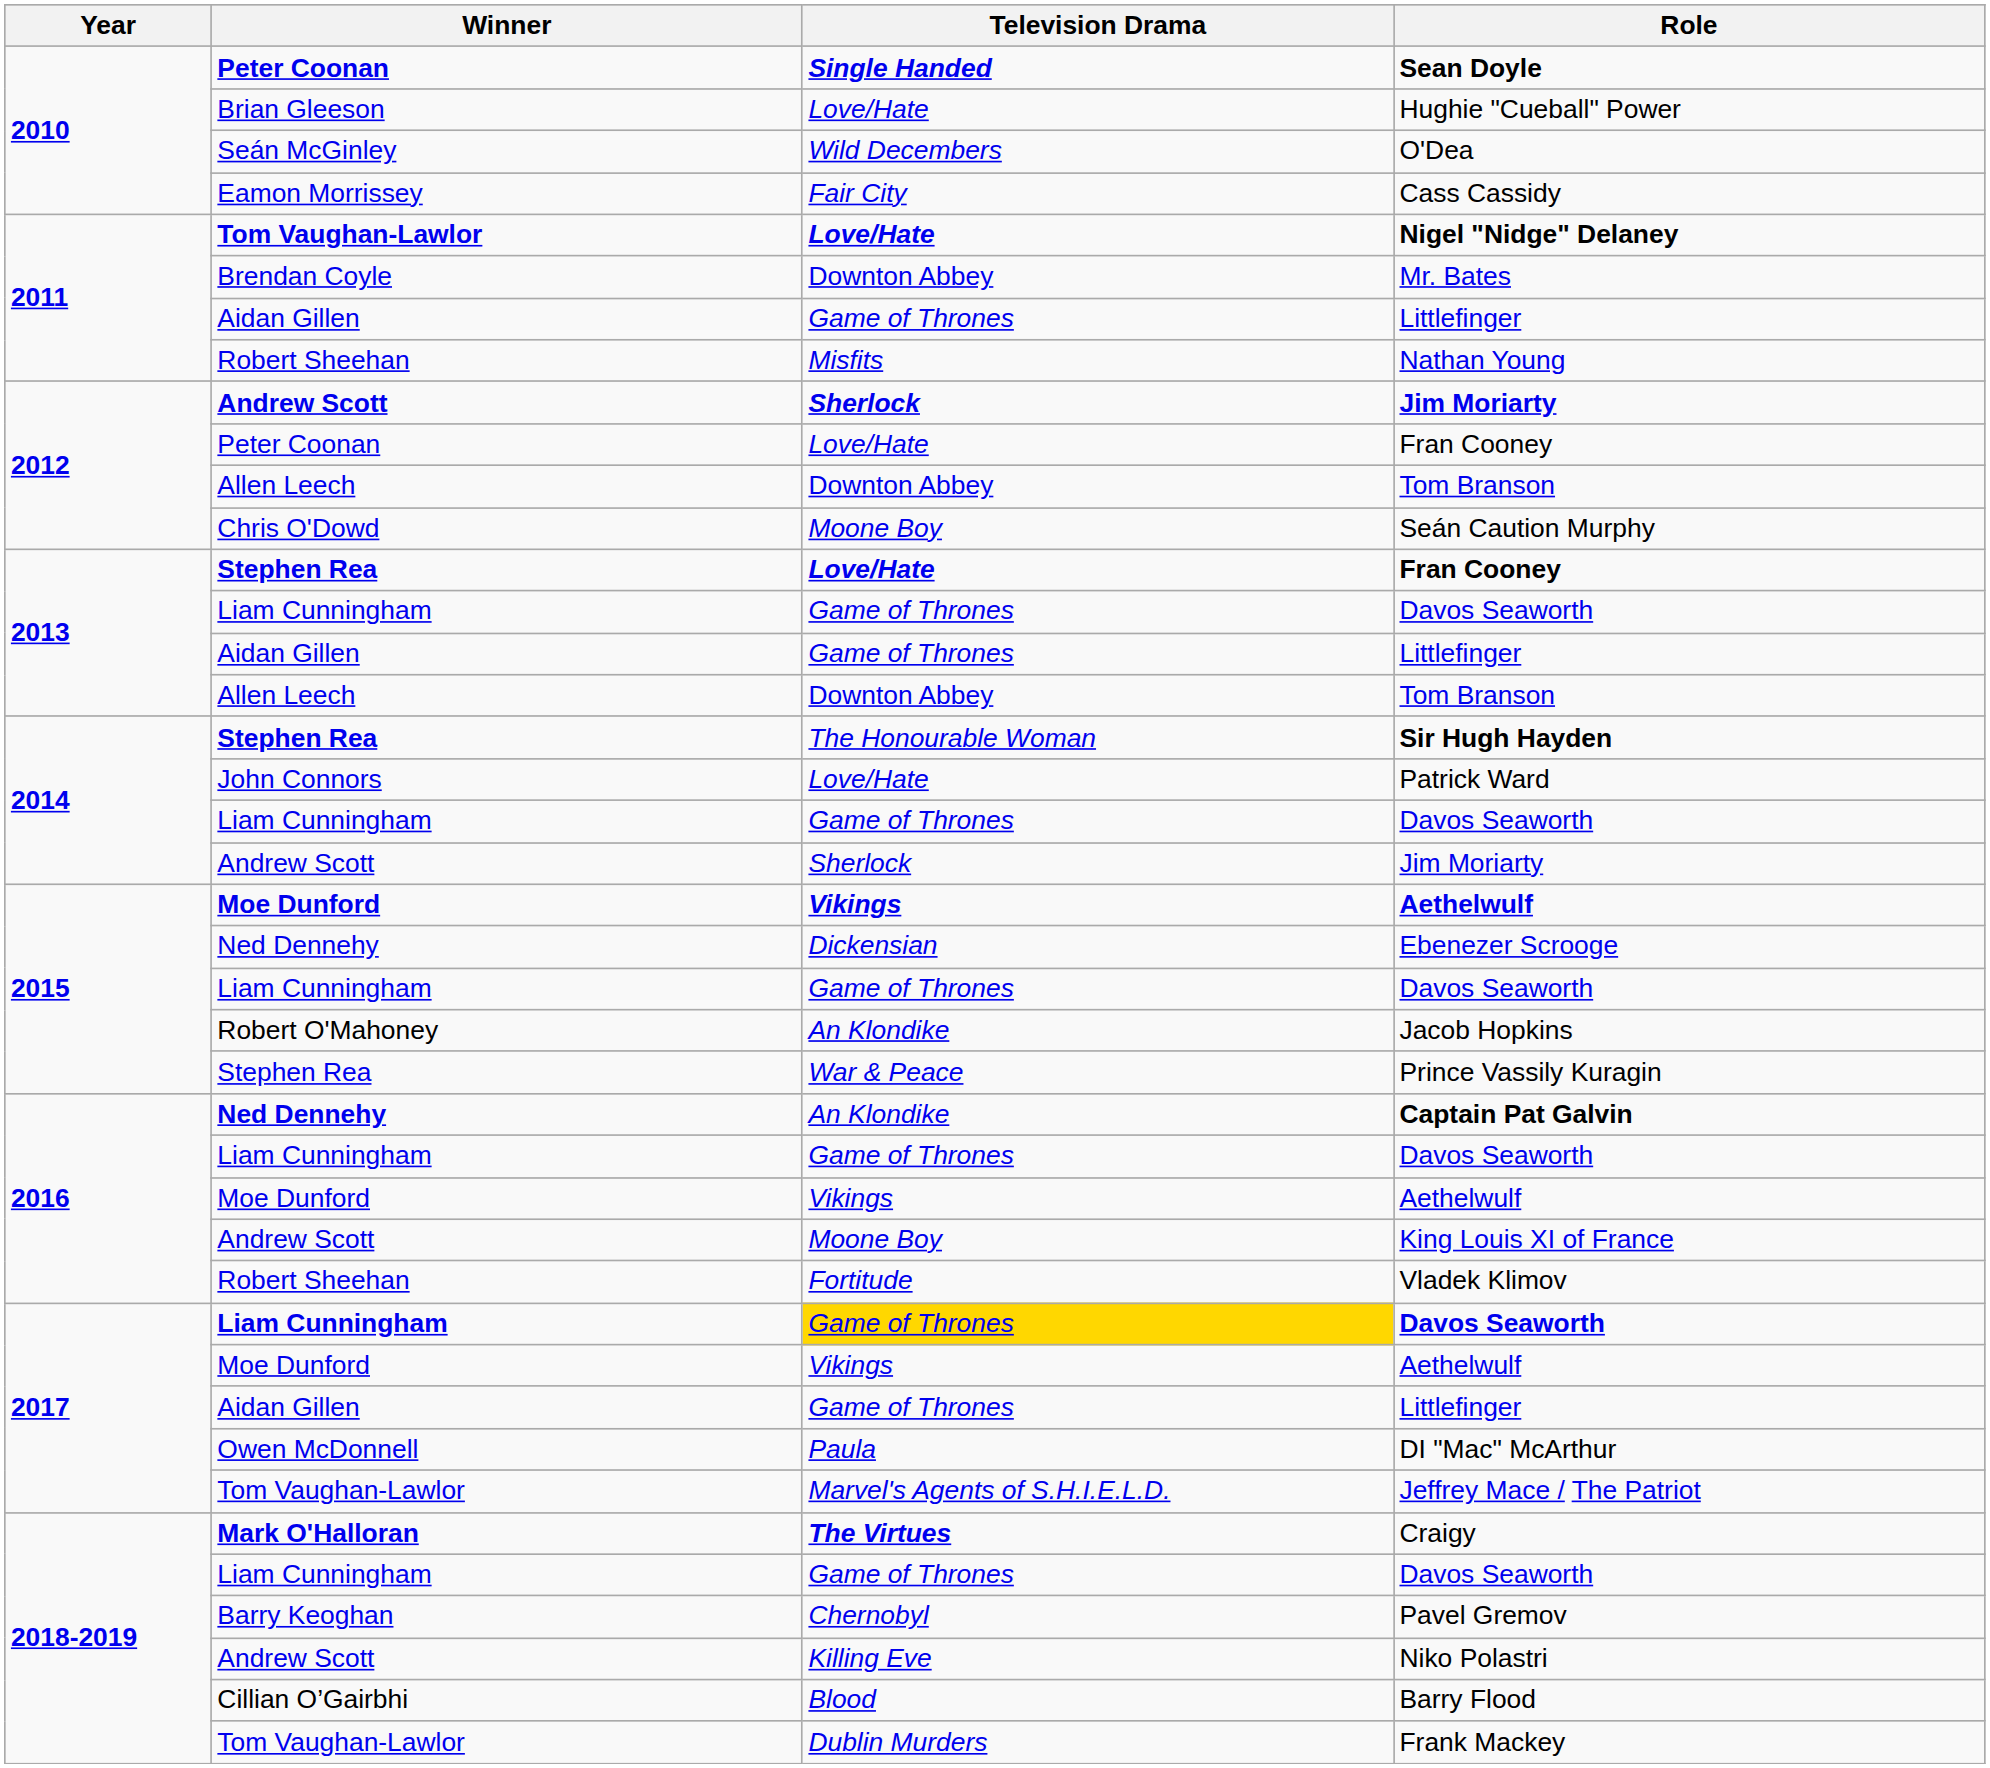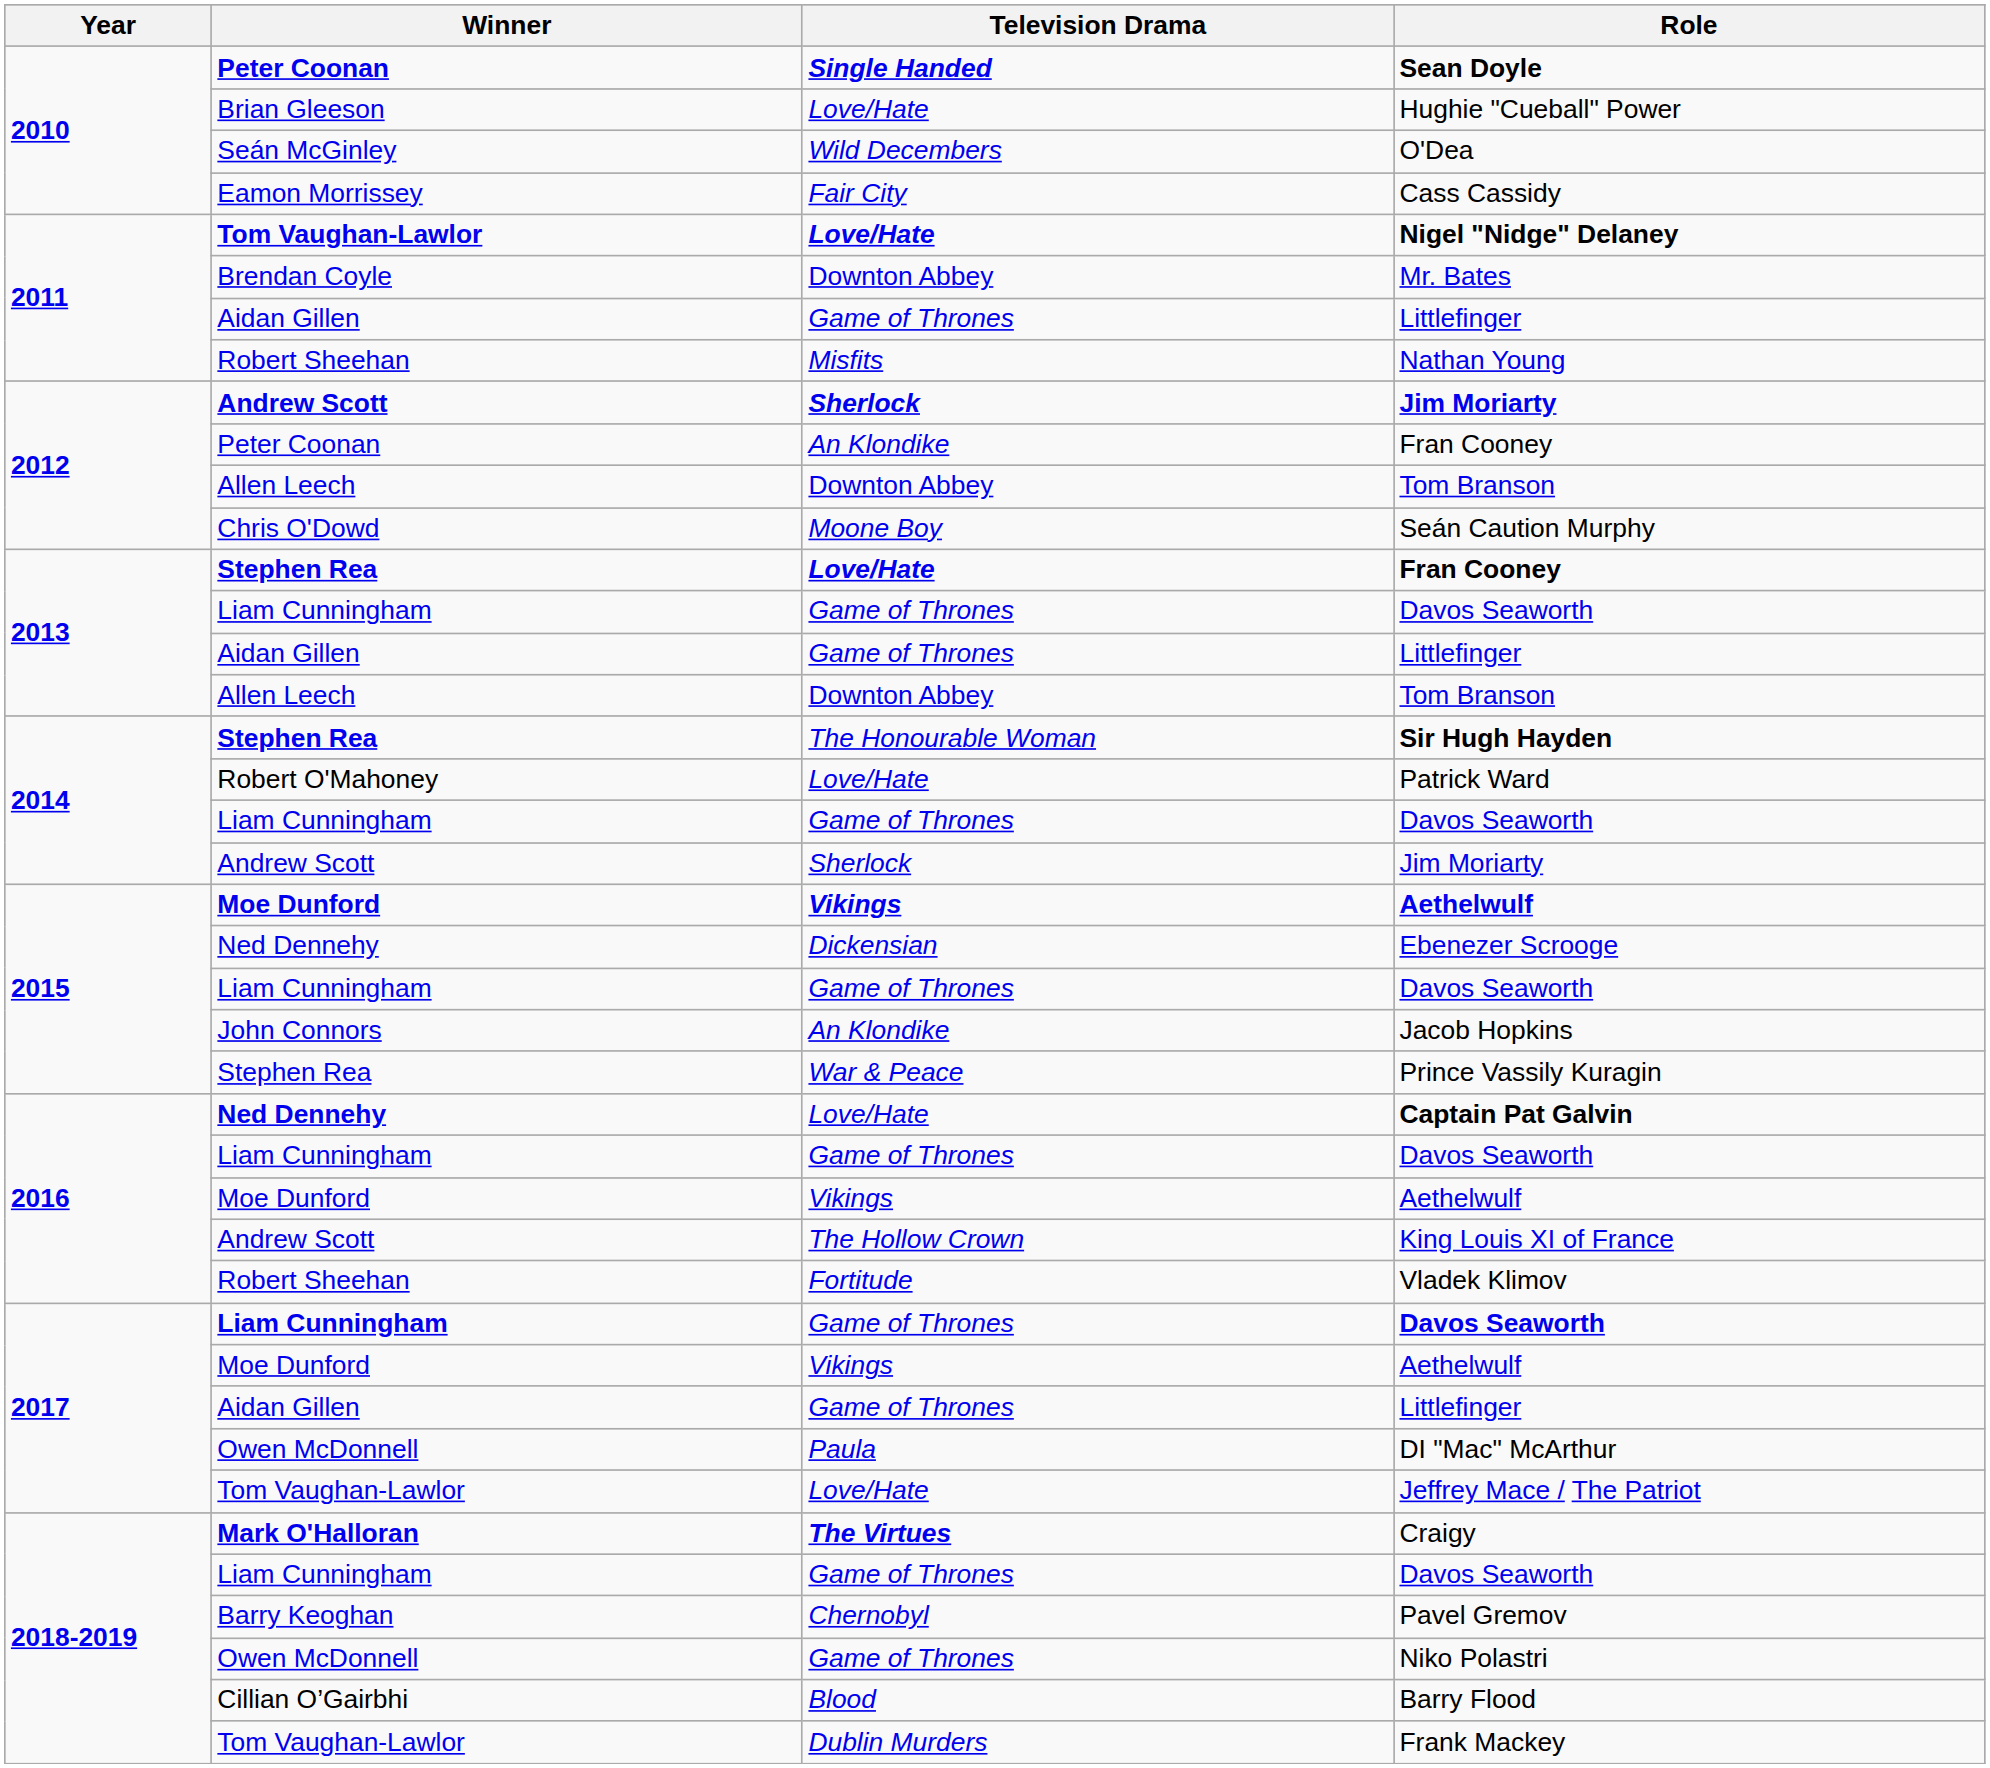(869, 444) Love/Hate -> (879, 444) An Klondike
(300, 779) John Connors -> (328, 779) Robert O'Mahoney
(328, 1030) Robert O'Mahoney -> (300, 1030) John Connors
(879, 1114) An Klondike -> (869, 1114) Love/Hate
(875, 1239) Moone Boy -> (916, 1239) The Hollow Crown
(911, 1323) gold background -> (911, 1323) no background
(989, 1490) Marvel's Agents of S.H.I.E.L.D. -> (869, 1490) Love/Hate
(296, 1658) Andrew Scott -> (318, 1658) Owen McDonnell
(870, 1658) Killing Eve -> (911, 1658) Game of Thrones
